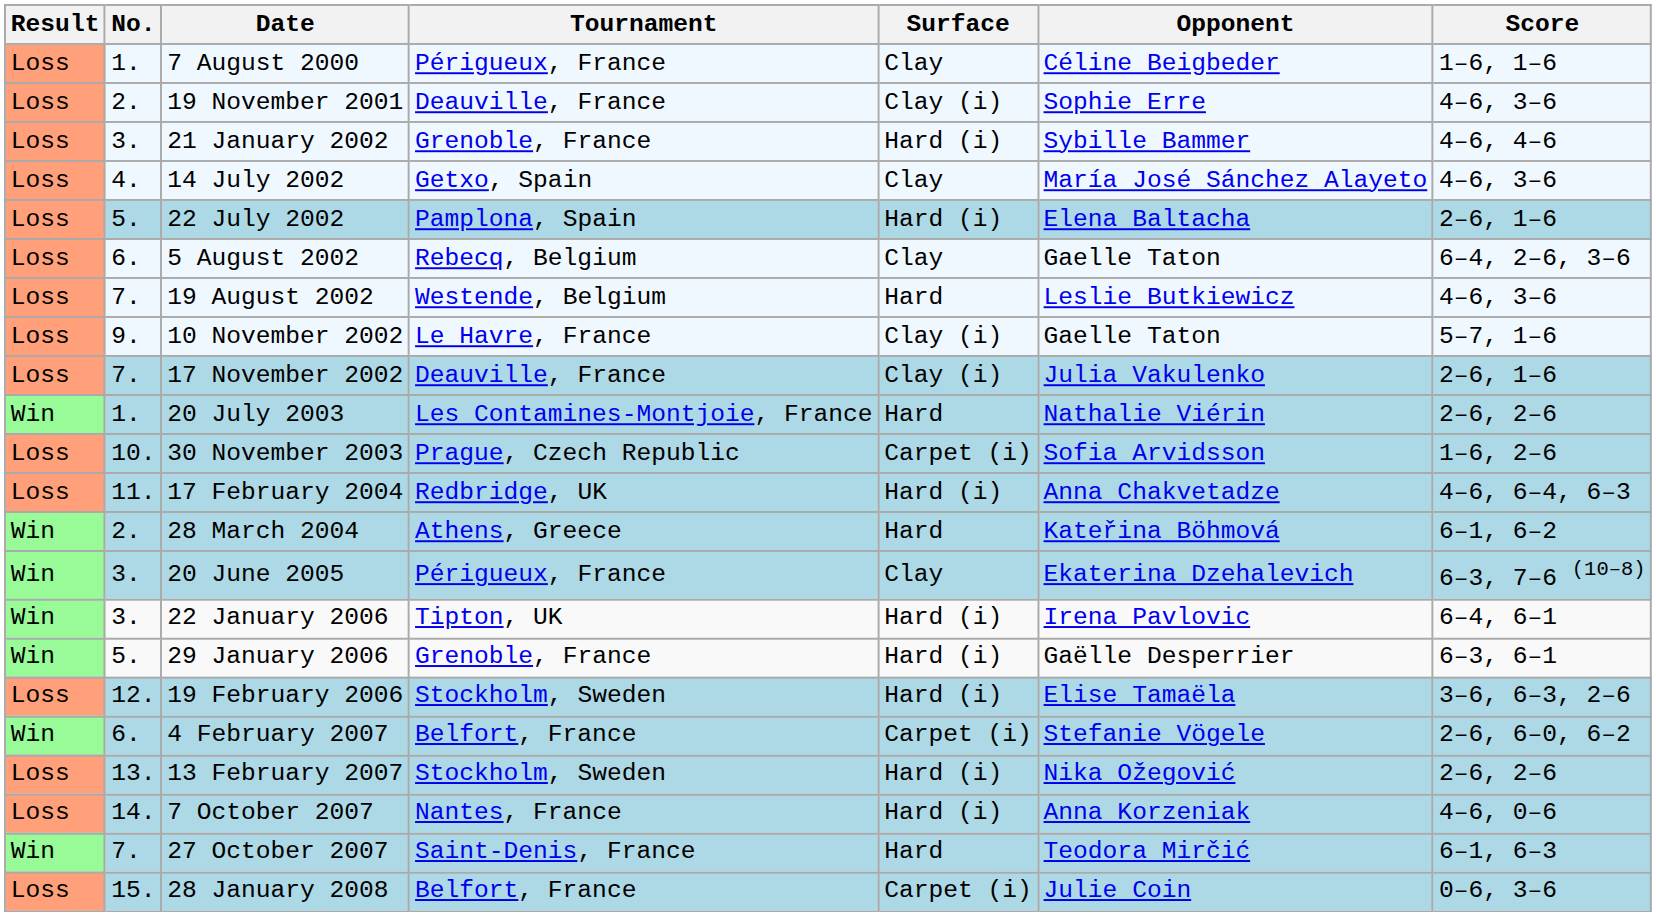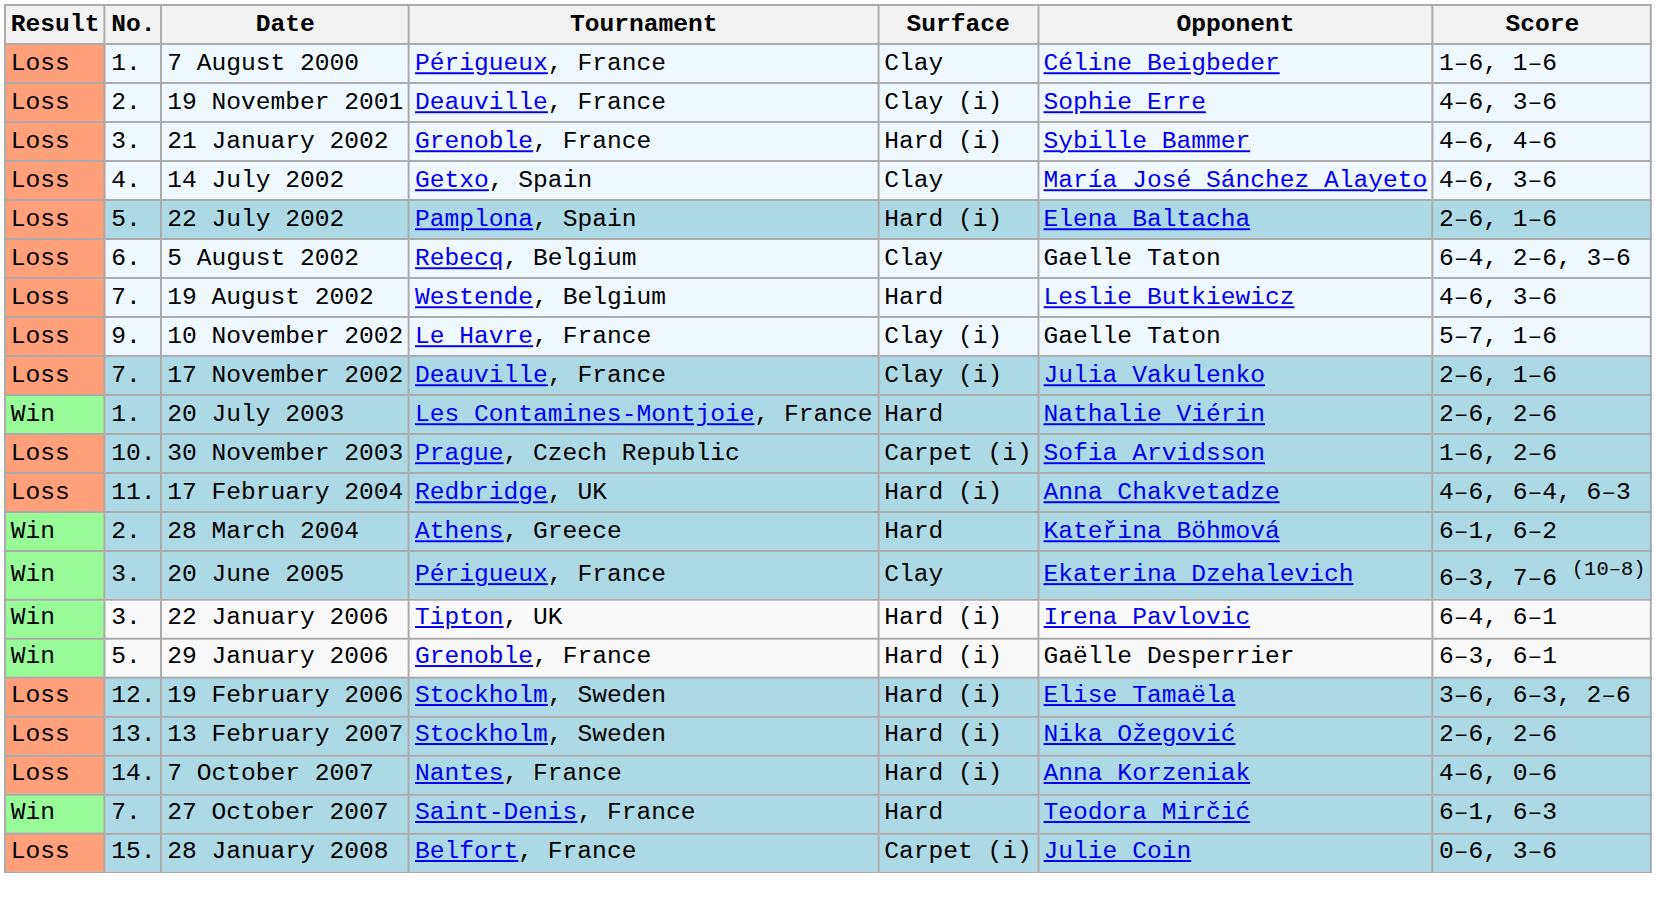- row: (278, 735)
